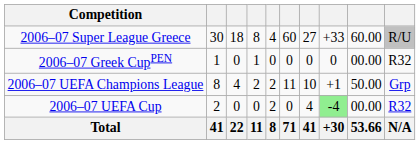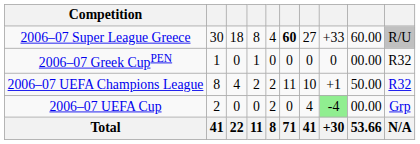(289, 37) normal -> (289, 37) bold
(400, 84) Grp -> (400, 84) R32
(400, 106) R32 -> (400, 106) Grp
